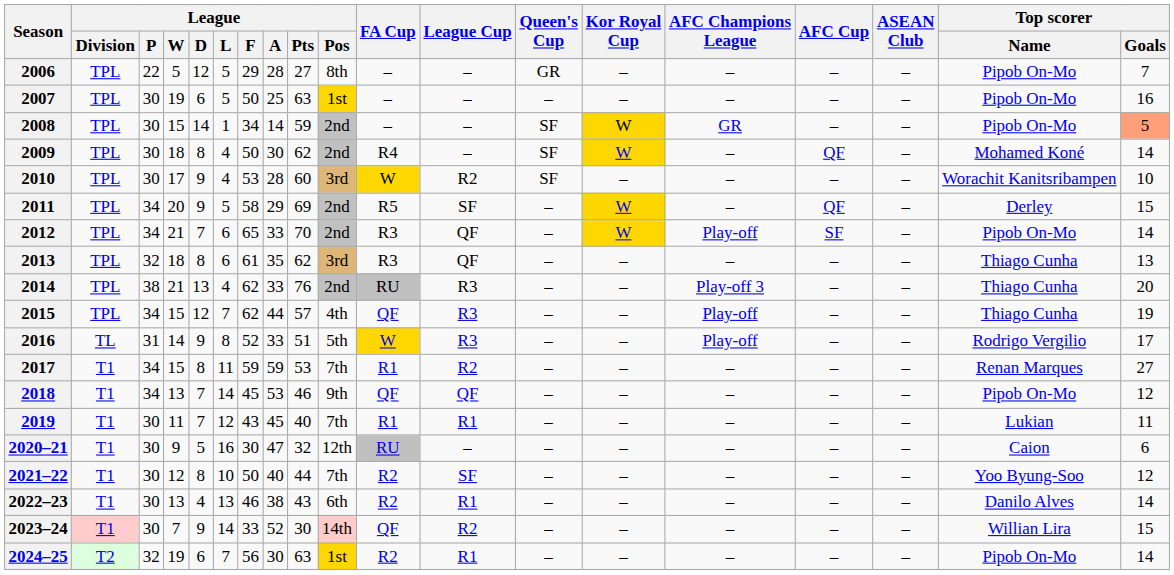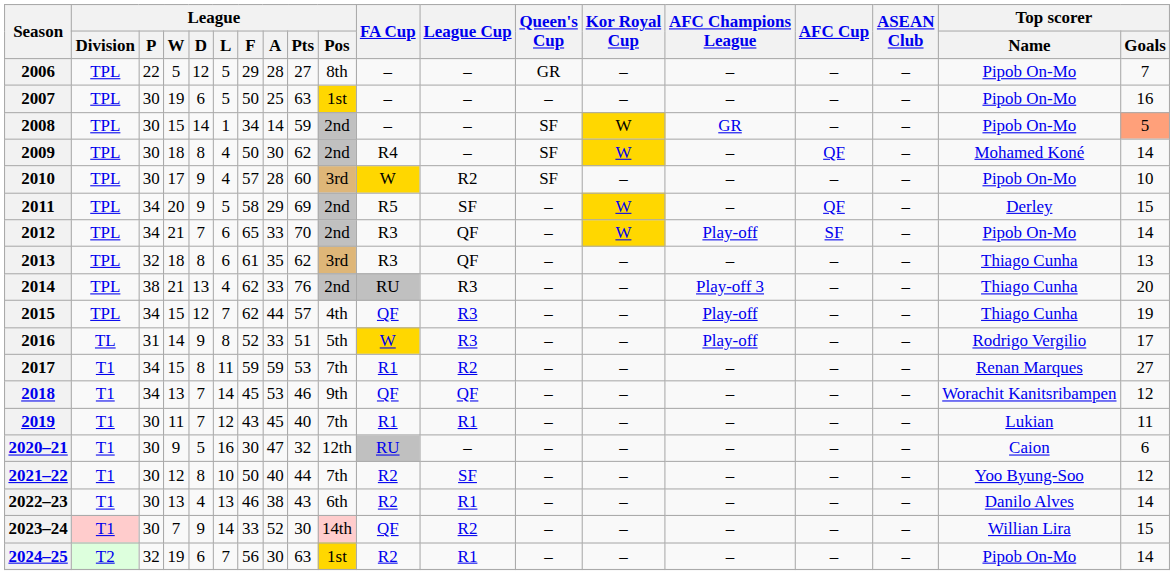(250, 179) 53 -> (250, 179) 57
(1029, 179) Worachit Kanitsribampen -> (1029, 179) Pipob On-Mo
(1029, 394) Pipob On-Mo -> (1029, 394) Worachit Kanitsribampen
